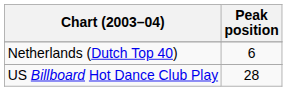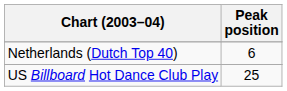(252, 75) 28 -> (252, 75) 25
